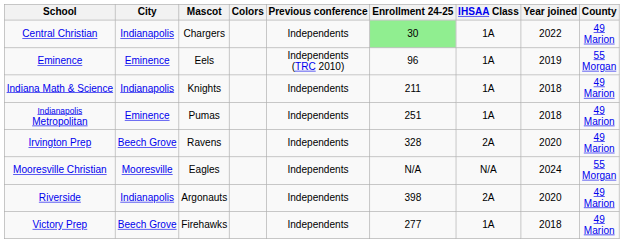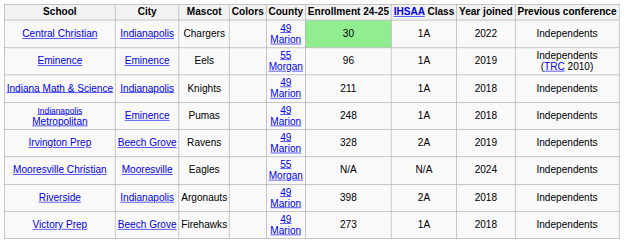columns swapped: (599, 12) <-> (318, 12)
(413, 116) 251 -> (348, 116) 248
(550, 143) 2020 -> (486, 143) 2019
(550, 198) 2020 -> (486, 198) 2018
(413, 225) 277 -> (348, 225) 273
